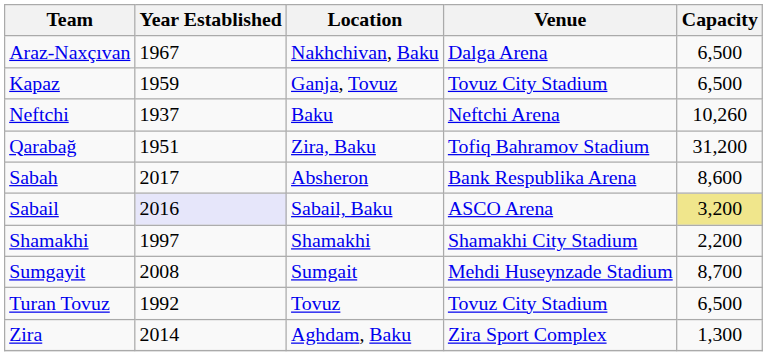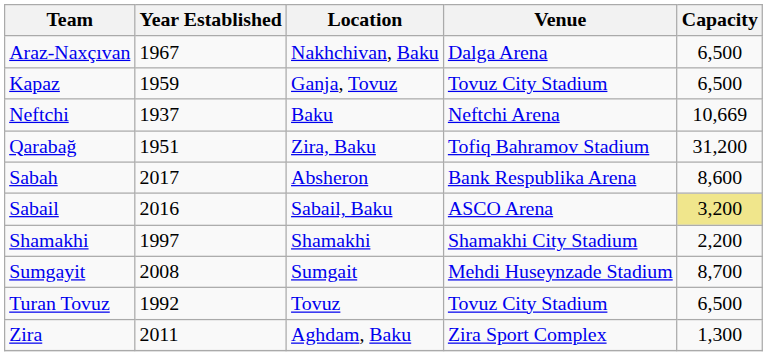(720, 114) 10,260 -> (720, 114) 10,669
(159, 209) lavender background -> (159, 209) no background
(159, 334) 2014 -> (159, 334) 2011
